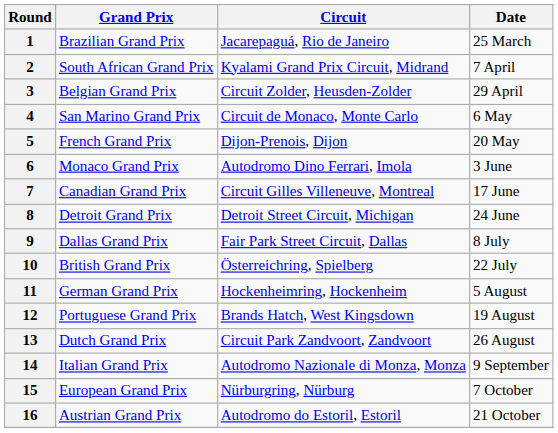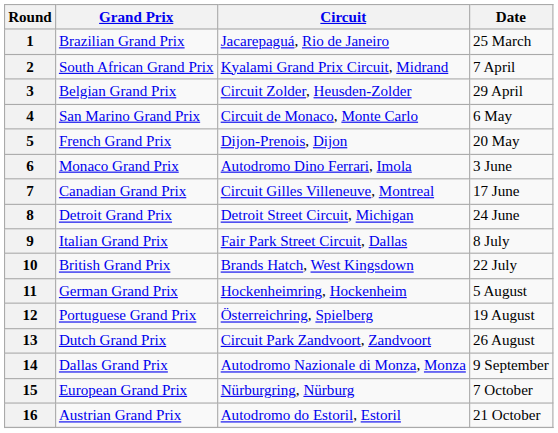(113, 240) Dallas Grand Prix -> (113, 240) Italian Grand Prix
(297, 265) Österreichring, Spielberg -> (317, 265) Brands Hatch, West Kingsdown
(317, 315) Brands Hatch, West Kingsdown -> (297, 315) Österreichring, Spielberg
(113, 365) Italian Grand Prix -> (113, 365) Dallas Grand Prix
